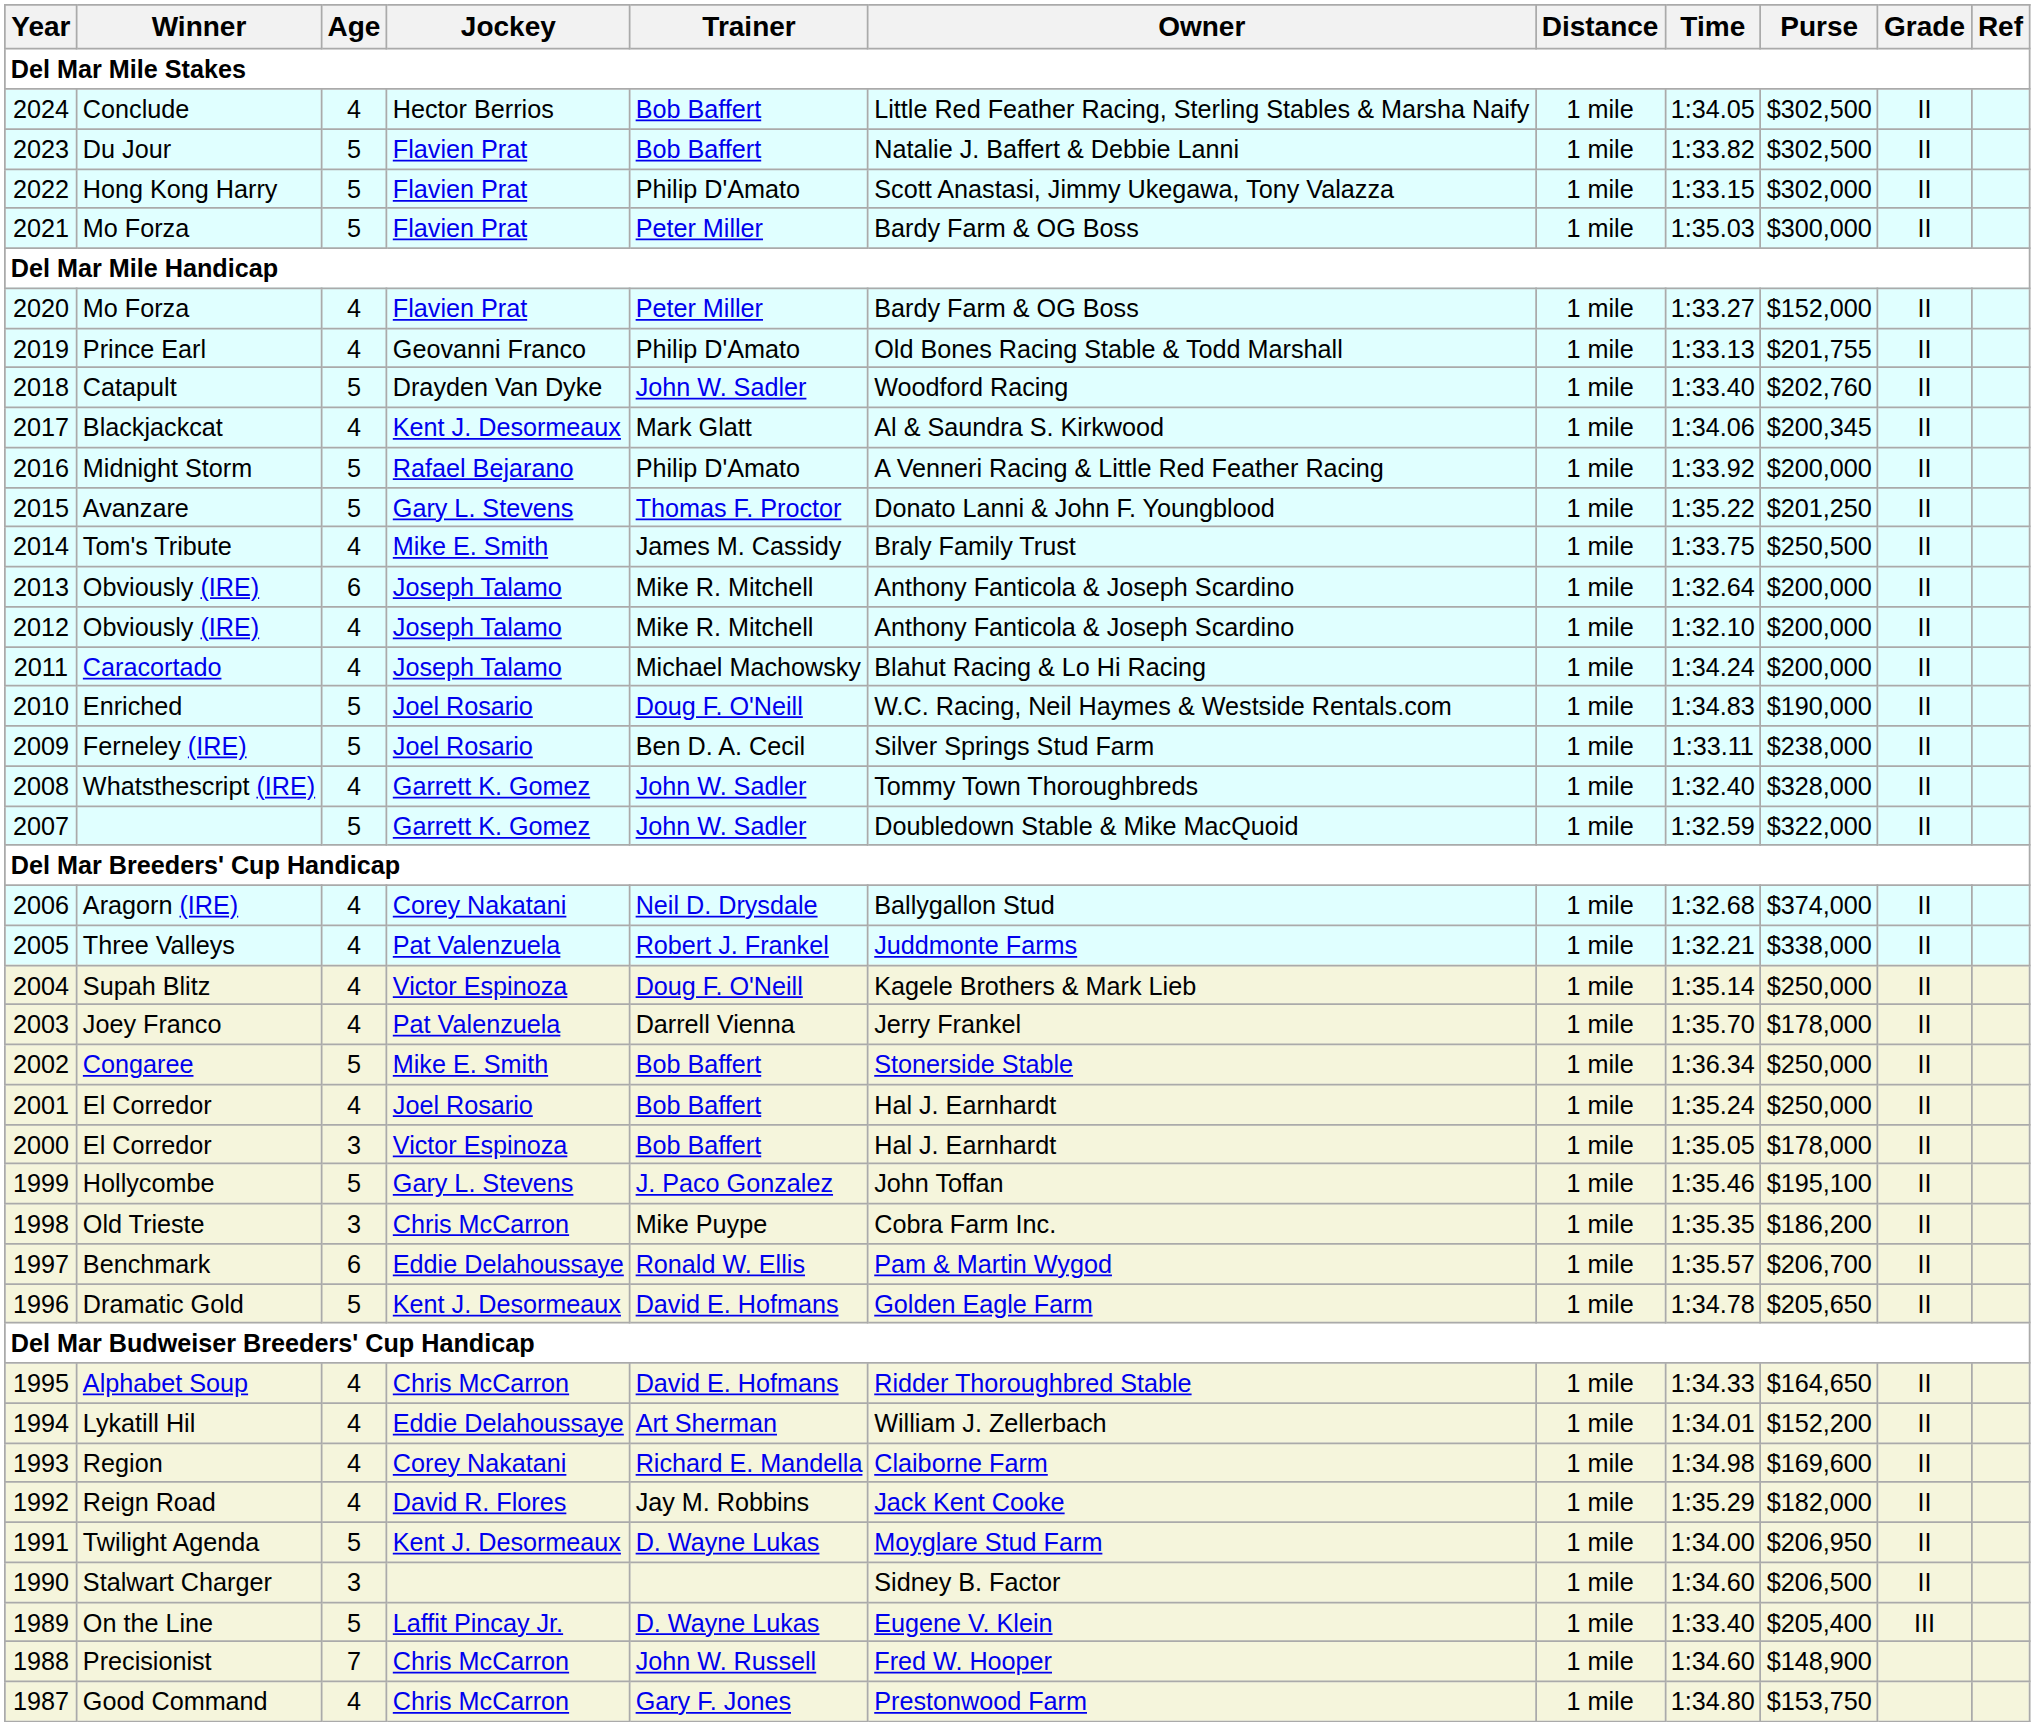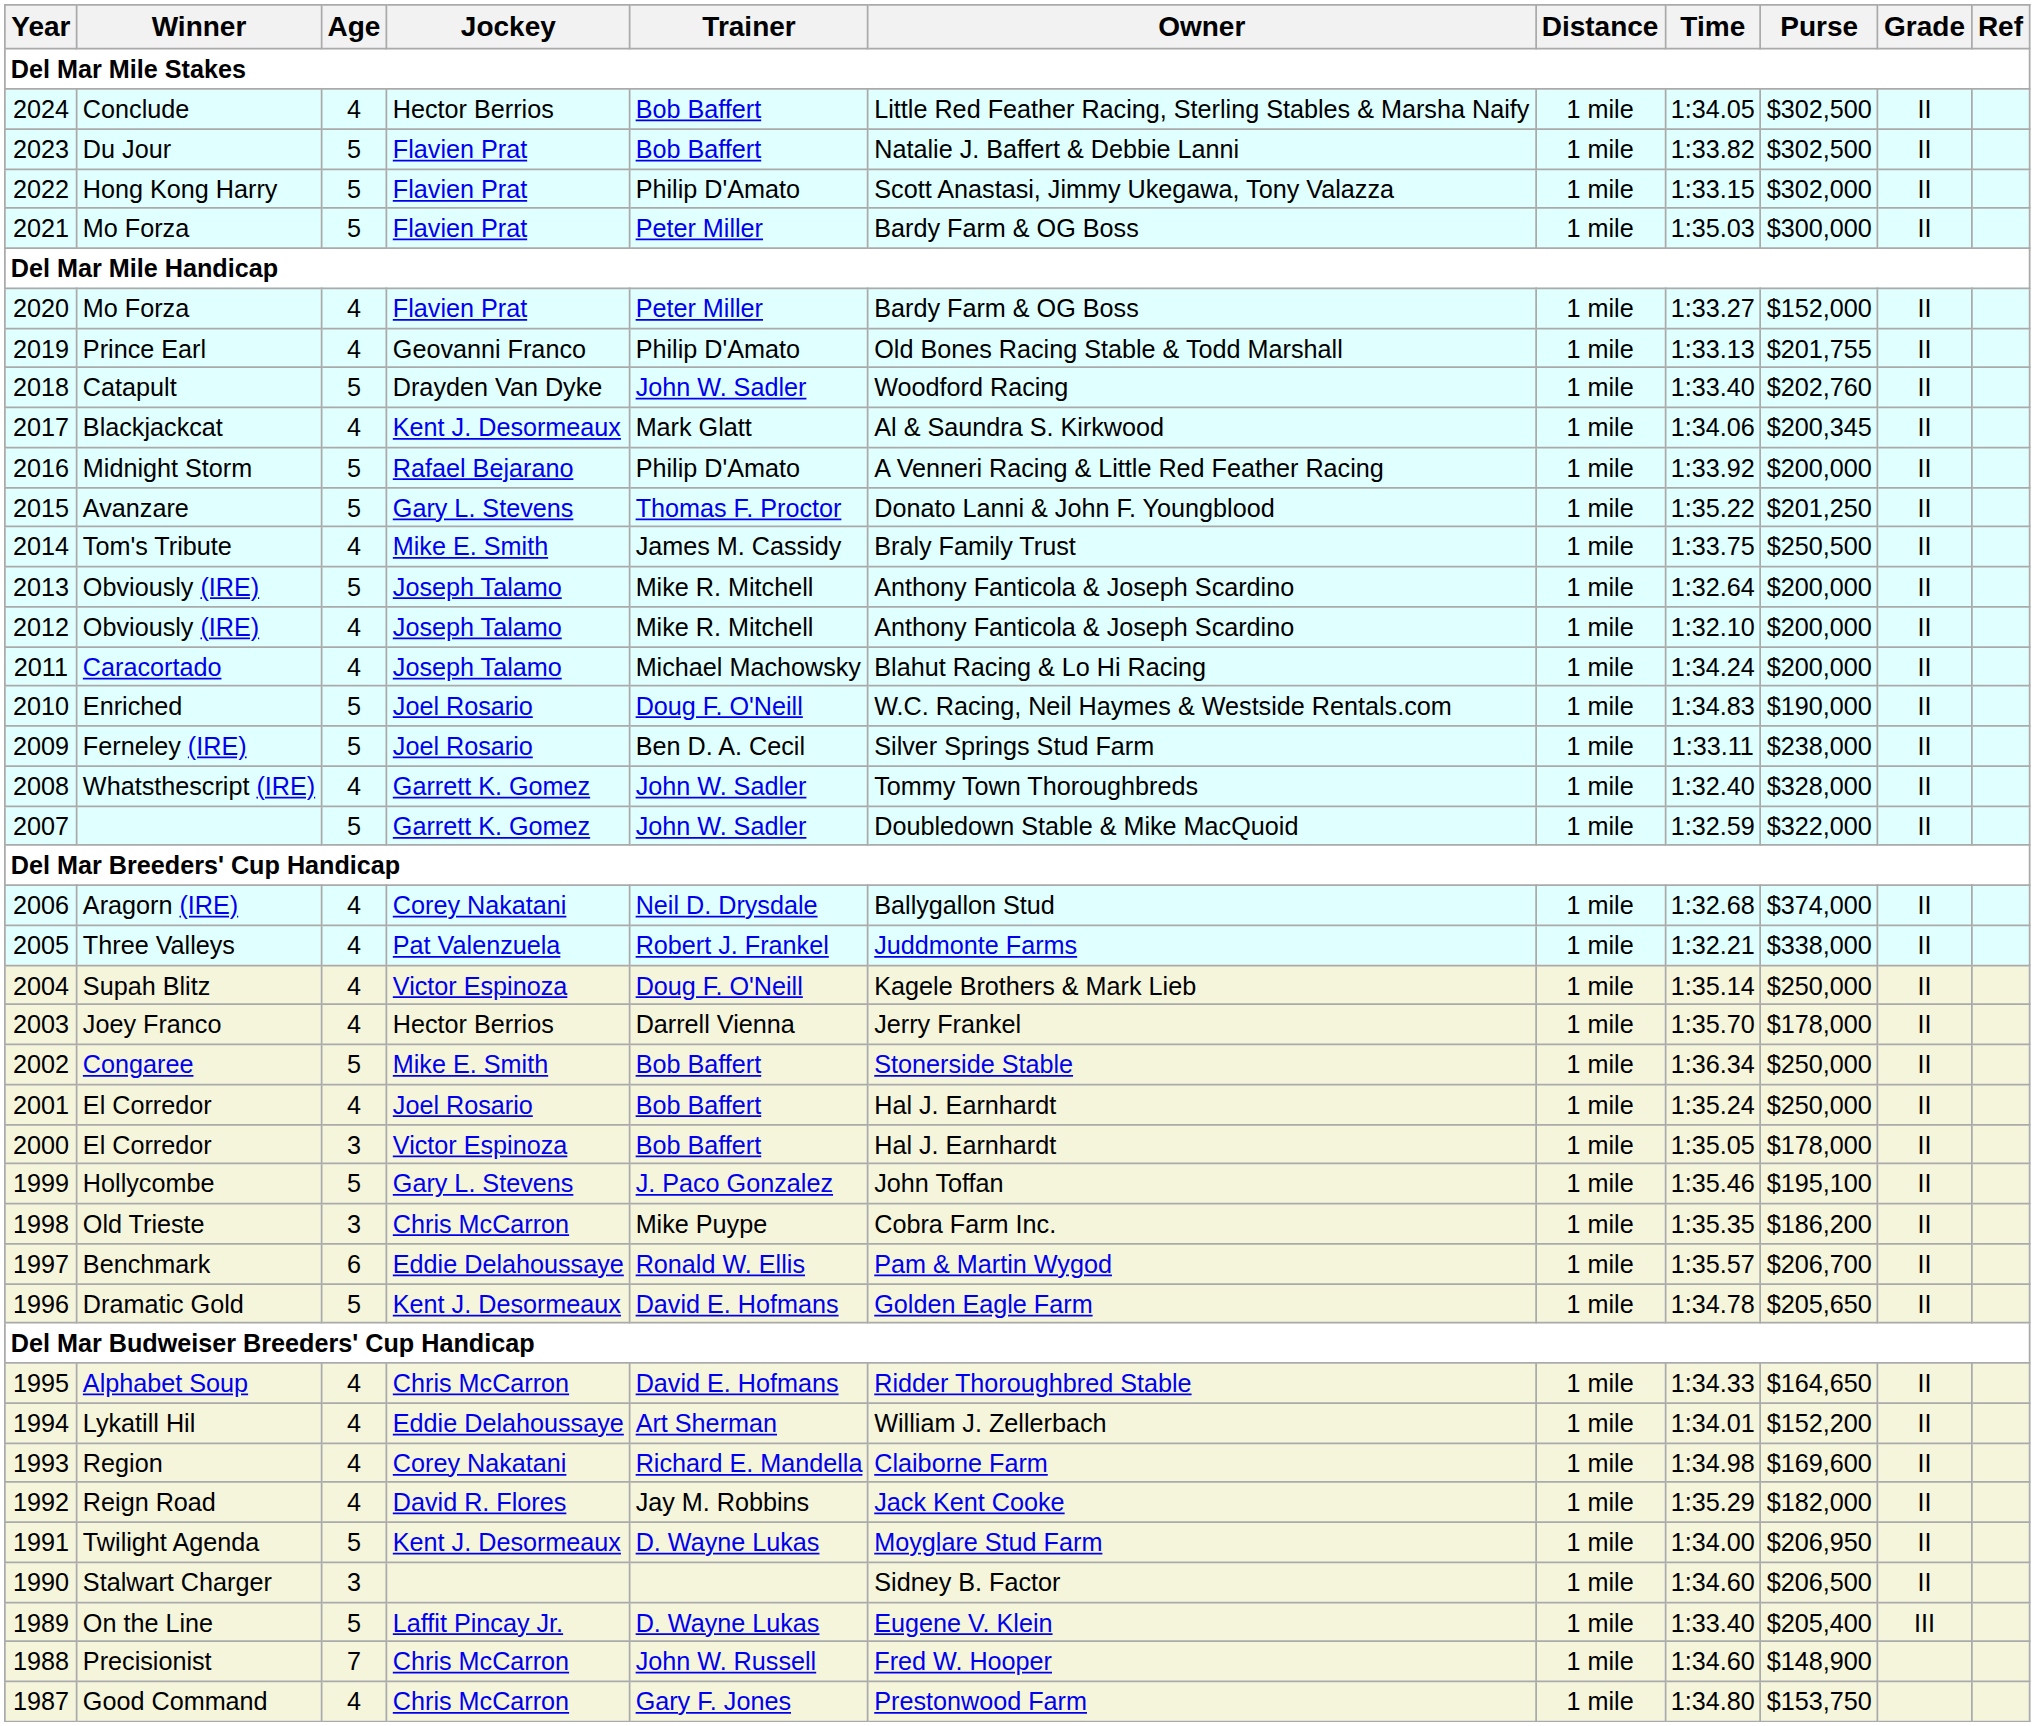(354, 587) 6 -> (354, 587) 5
(477, 1025) Pat Valenzuela -> (473, 1025) Hector Berrios
